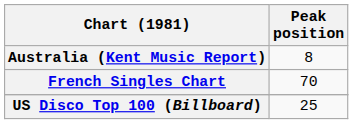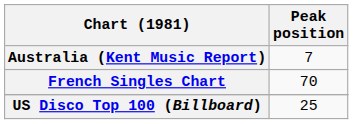(309, 58) 8 -> (309, 58) 7
